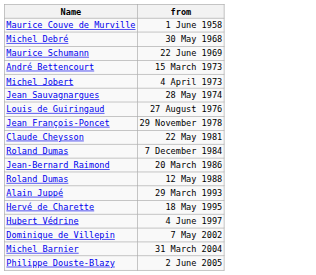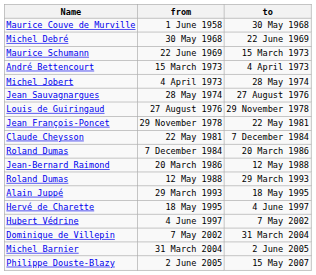+ column: (268, 11)
